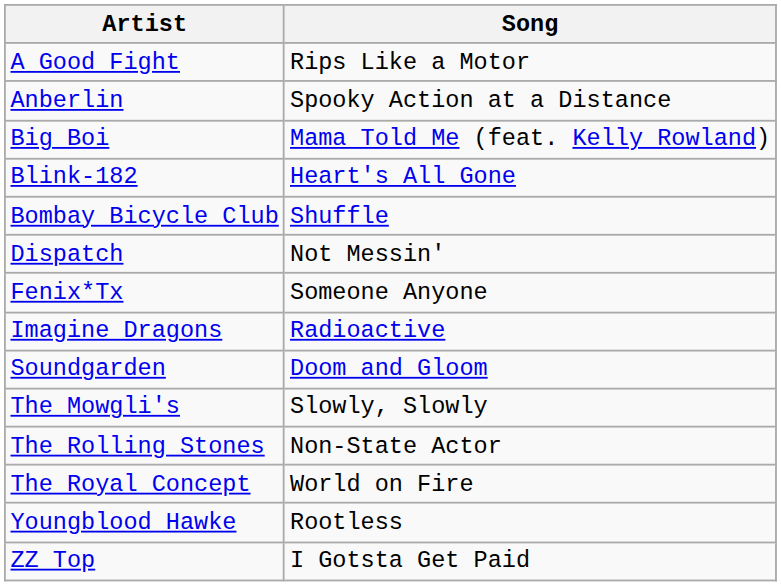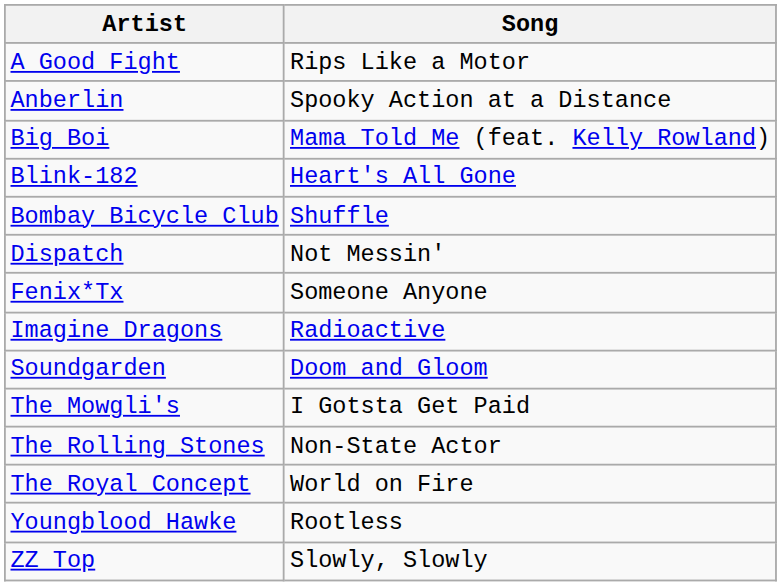(389, 408) Slowly, Slowly -> (410, 408) I Gotsta Get Paid
(410, 561) I Gotsta Get Paid -> (389, 561) Slowly, Slowly
